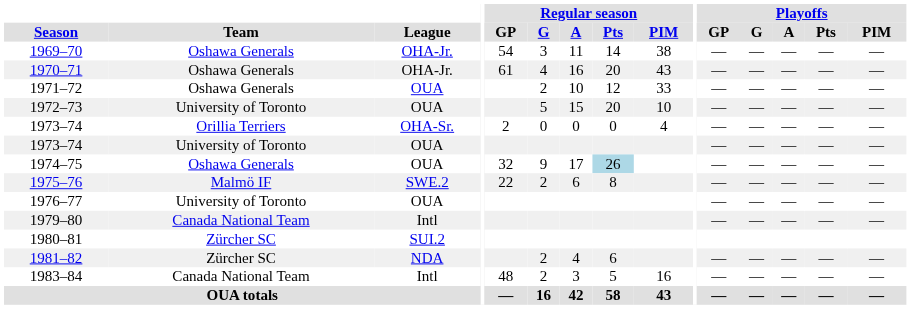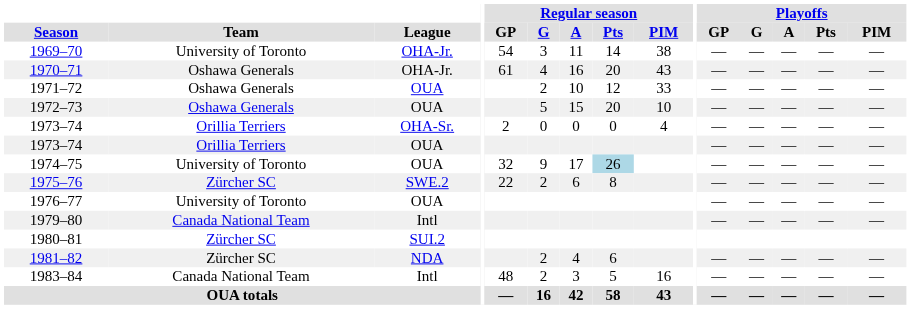(241, 51) Oshawa Generals -> (241, 51) University of Toronto
(241, 107) University of Toronto -> (241, 107) Oshawa Generals
(241, 145) University of Toronto -> (241, 145) Orillia Terriers
(241, 163) Oshawa Generals -> (241, 163) University of Toronto
(241, 182) Malmö IF -> (241, 182) Zürcher SC
